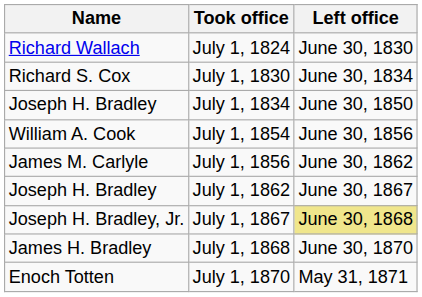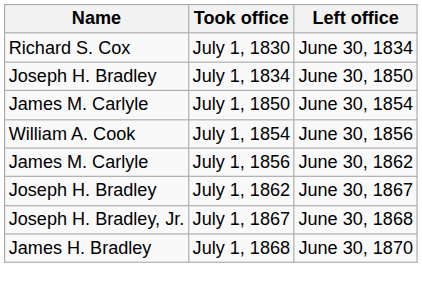- row: (241, 47)
+ row: (241, 104)
(356, 219) khaki background -> (356, 219) no background
- row: (241, 276)
